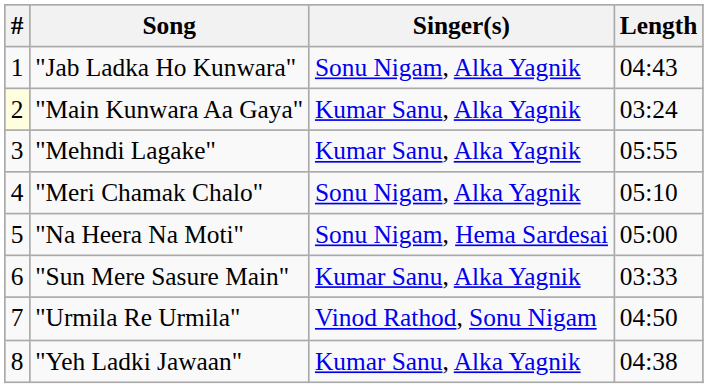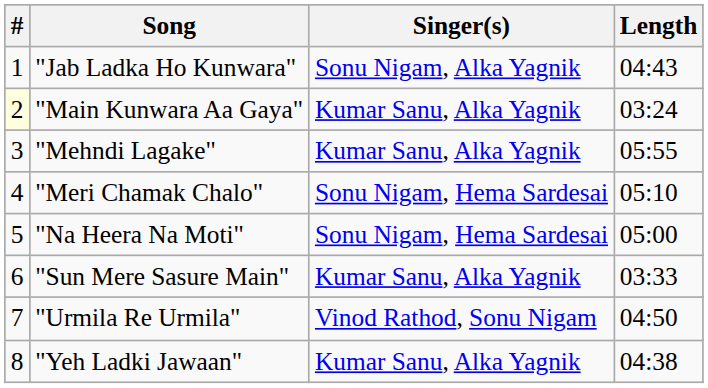(448, 193) Sonu Nigam, Alka Yagnik -> (461, 193) Sonu Nigam, Hema Sardesai
